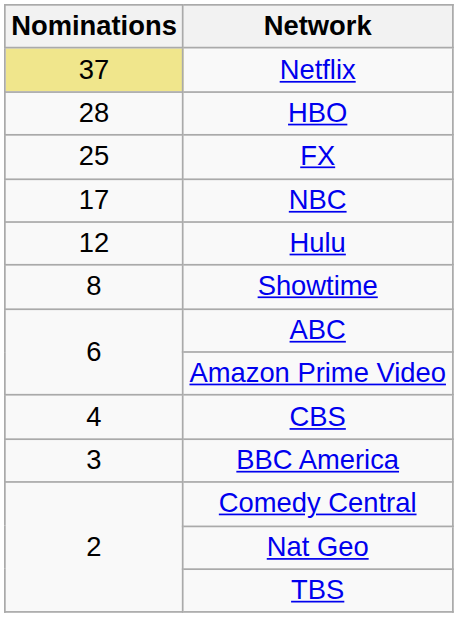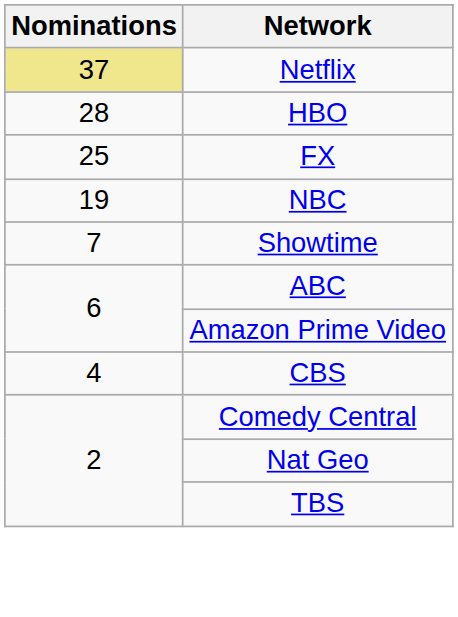(94, 199) 17 -> (94, 199) 19
- row: (318, 243)
(94, 286) 8 -> (94, 243) 7
- row: (318, 460)
